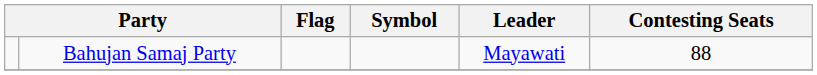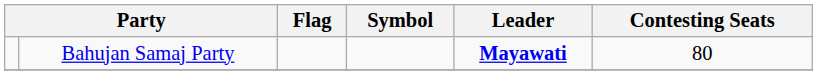(524, 53) normal -> (523, 53) bold
(701, 53) 88 -> (702, 53) 80
